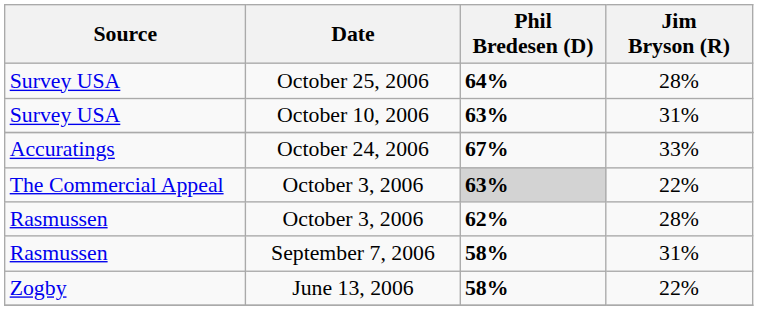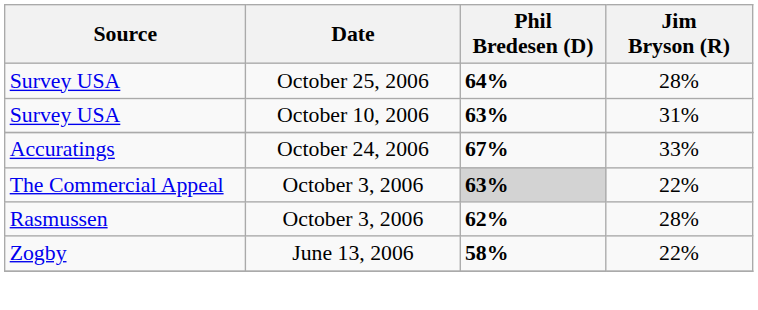- row: (59, 253)
